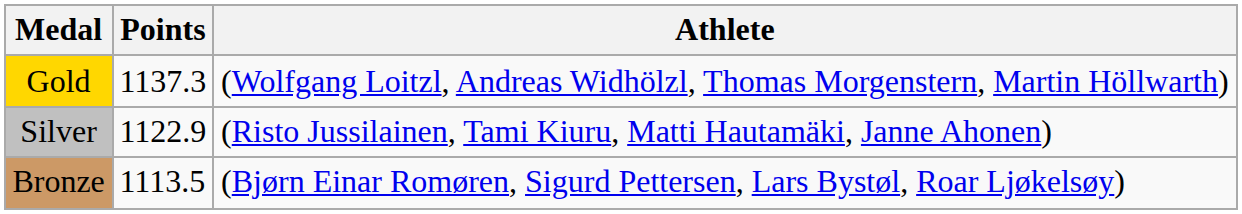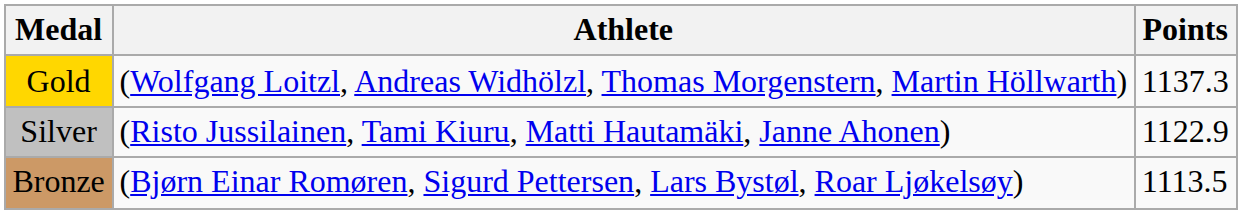columns swapped: (725, 29) <-> (163, 29)
